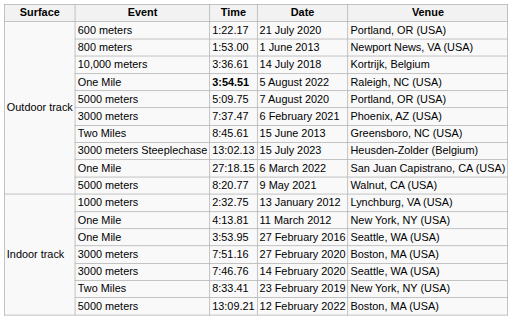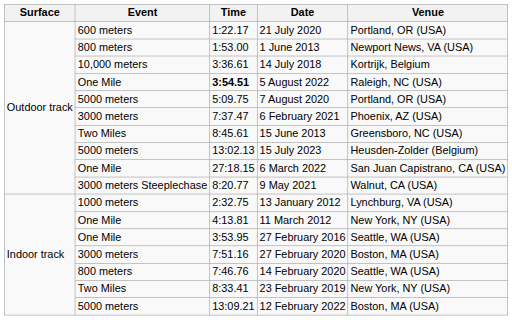(142, 151) 3000 meters Steeplechase -> (108, 151) 5000 meters
(108, 185) 5000 meters -> (142, 185) 3000 meters Steeplechase
(108, 271) 3000 meters -> (105, 271) 800 meters
